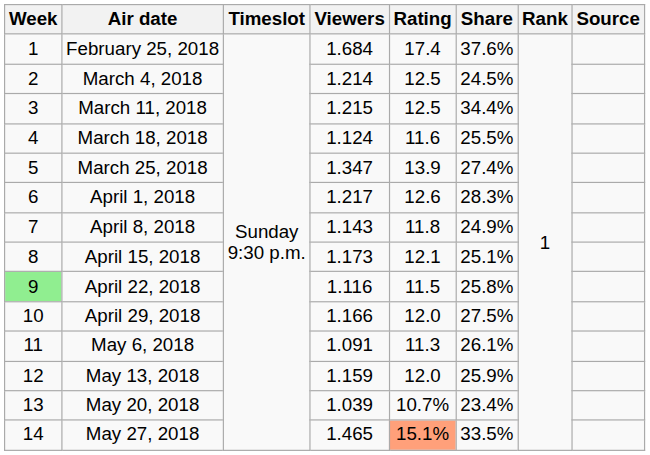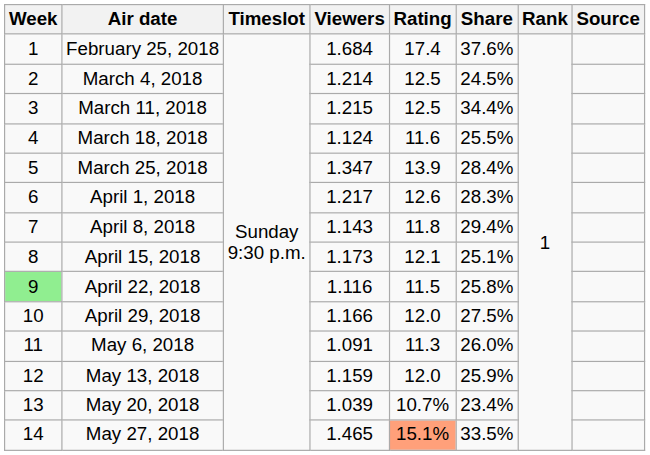(487, 167) 27.4% -> (487, 167) 28.4%
(487, 227) 24.9% -> (487, 227) 29.4%
(487, 345) 26.1% -> (487, 345) 26.0%
